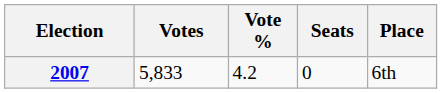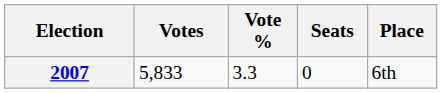(245, 72) 4.2 -> (245, 72) 3.3
